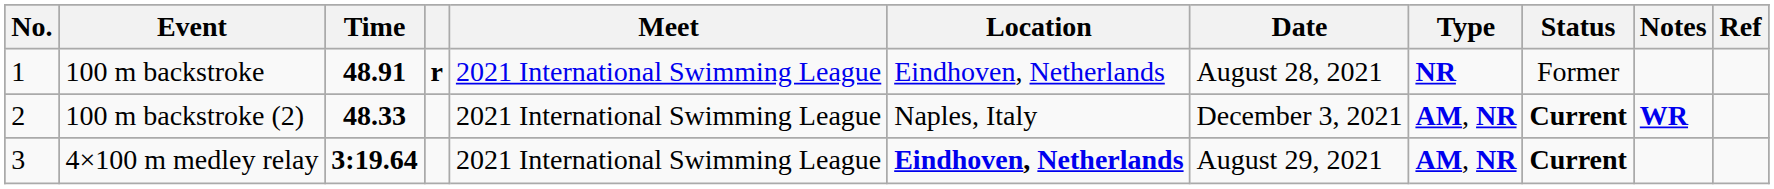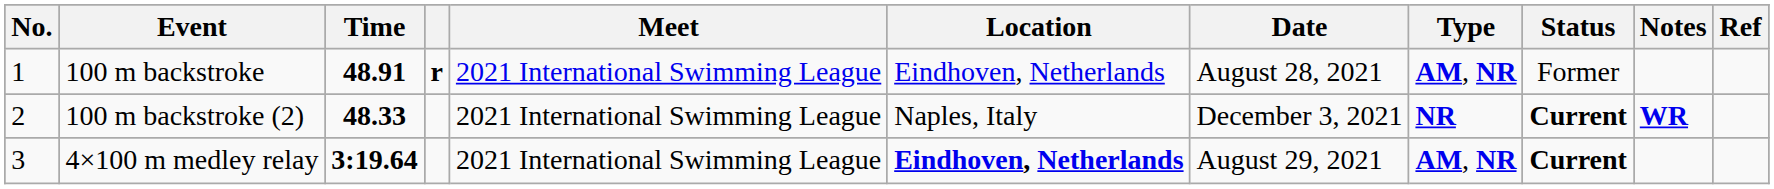(1436, 71) NR -> (1466, 71) AM, NR
(1466, 115) AM, NR -> (1436, 115) NR
